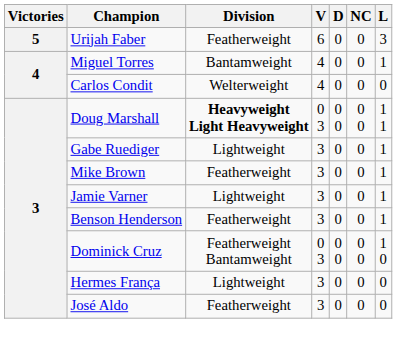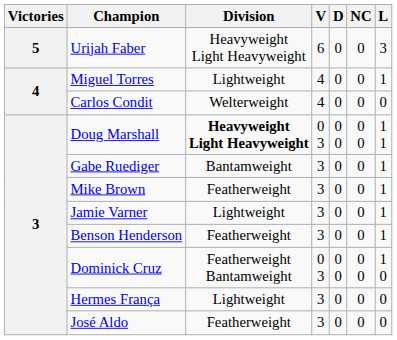(249, 39) Featherweight -> (249, 47) Heavyweight Light Heavyweight
(249, 62) Bantamweight -> (249, 79) Lightweight
(249, 149) Lightweight -> (249, 166) Bantamweight
